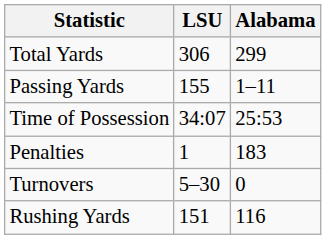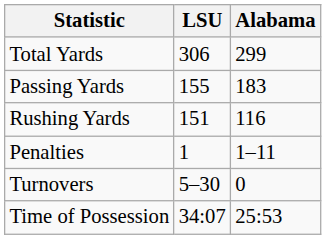(256, 86) 1–11 -> (251, 86) 183
rows swapped: (70, 217) <-> (89, 119)
(251, 151) 183 -> (256, 151) 1–11
